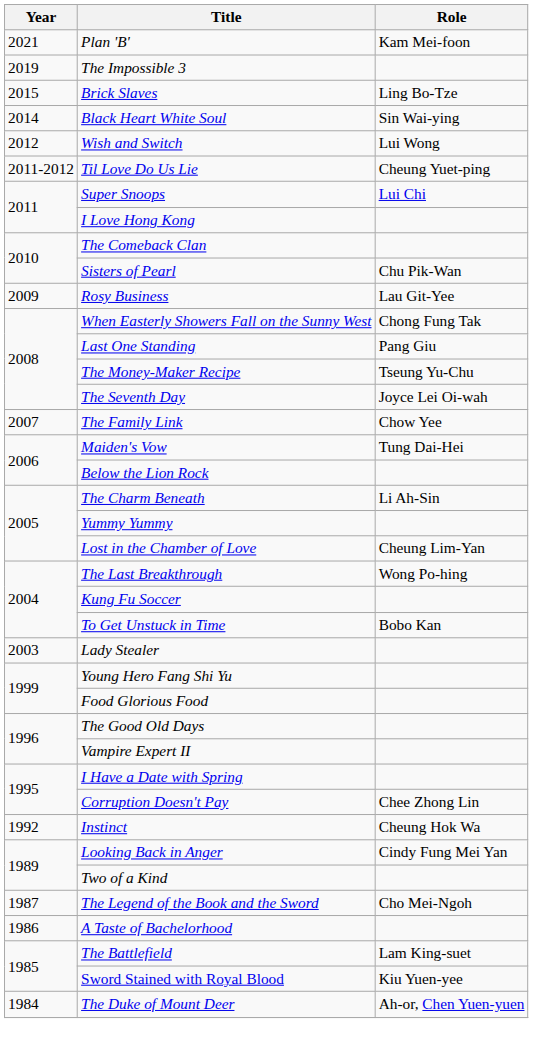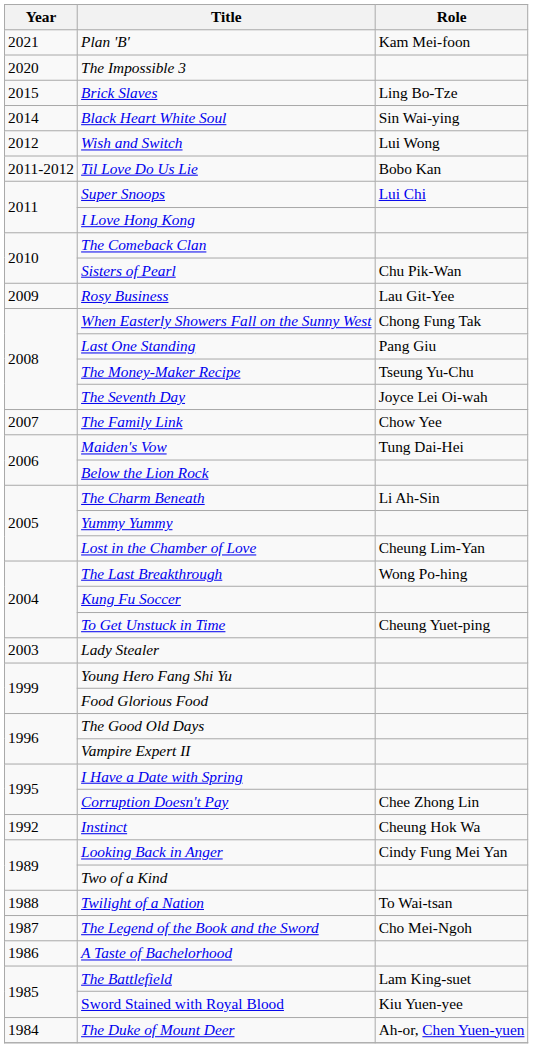(23, 67) 2019 -> (23, 67) 2020
(434, 169) Cheung Yuet-ping -> (410, 169) Bobo Kan
(410, 624) Bobo Kan -> (434, 624) Cheung Yuet-ping
+ row: (143, 903)
